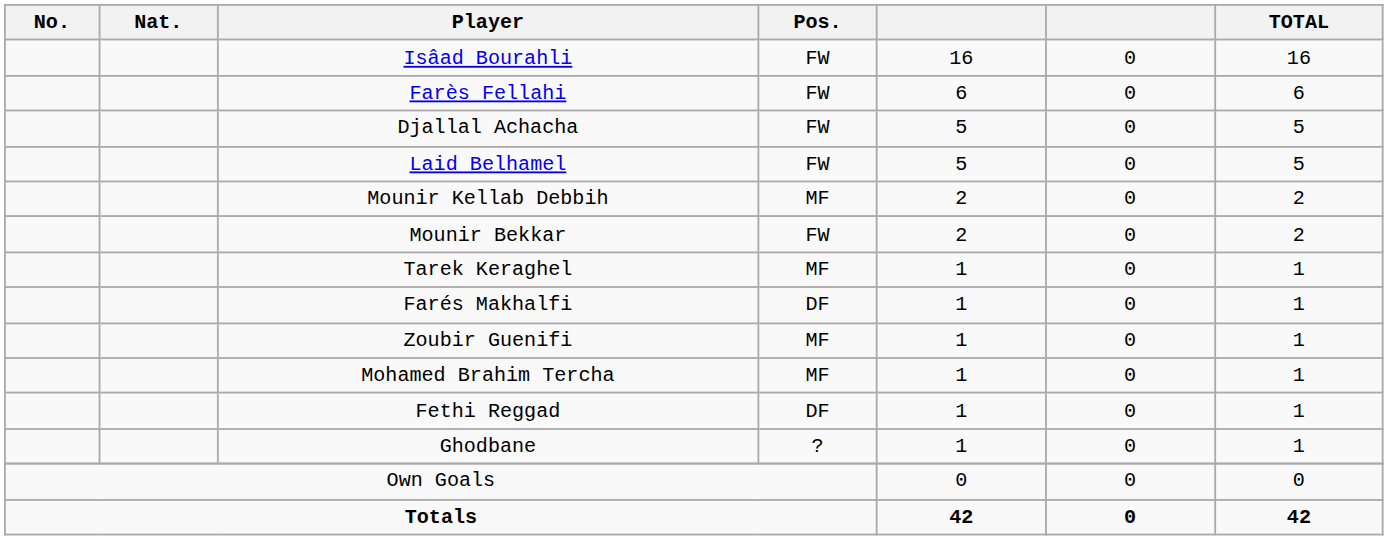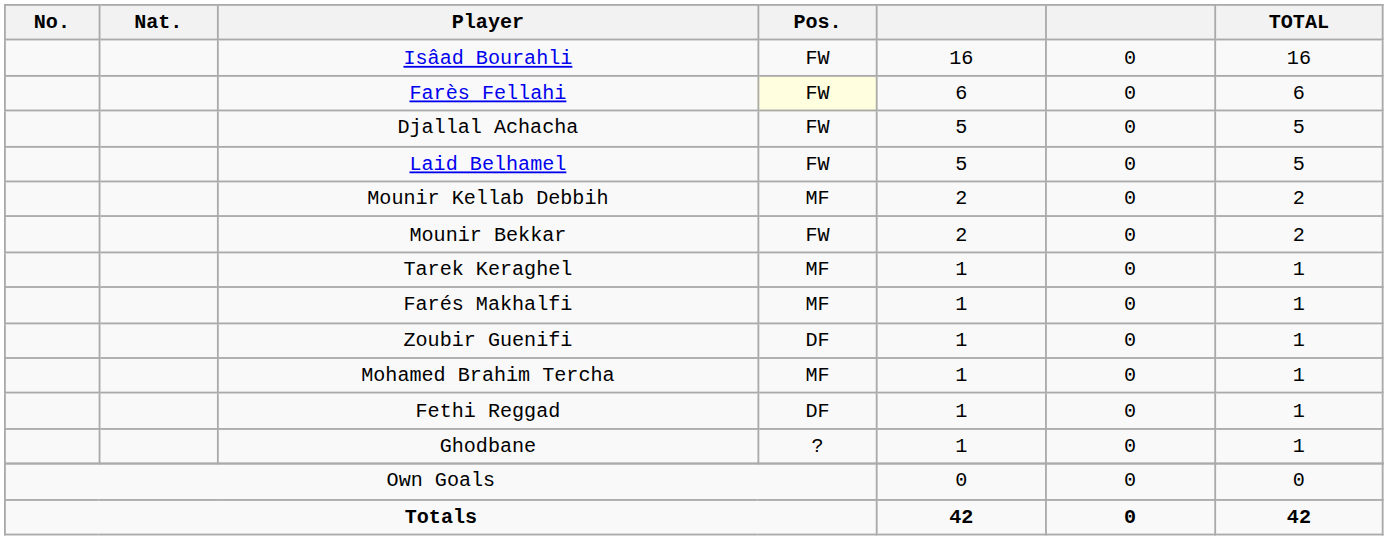(818, 93) no background -> (818, 93) lightyellow background
(818, 305) DF -> (818, 305) MF
(818, 340) MF -> (818, 340) DF
